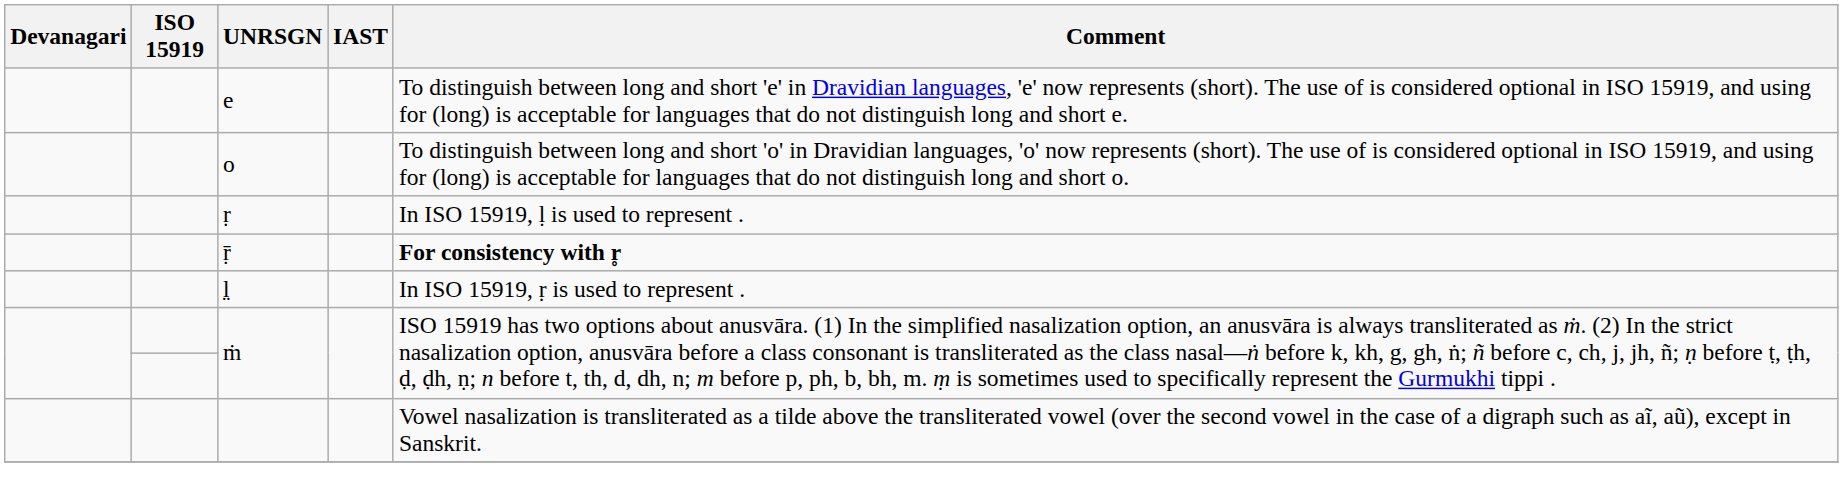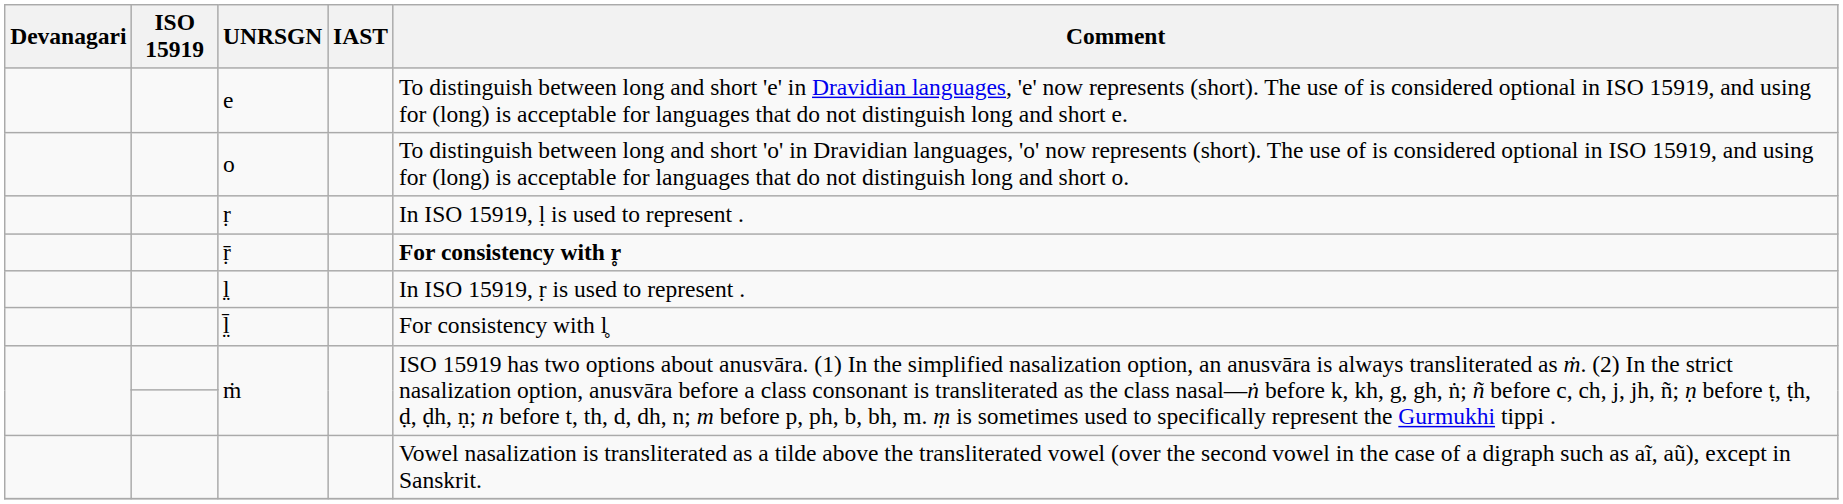+ row: (68, 327)
